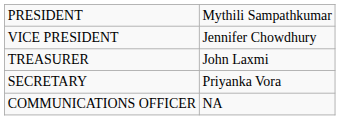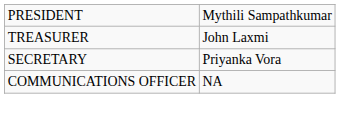- row: (63, 37)
